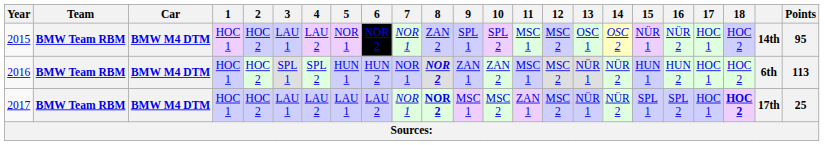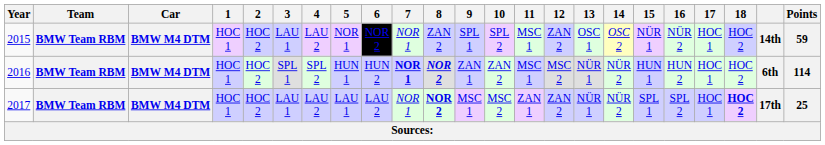(558, 39) MSC 2 -> (559, 39) ZAN 2
(801, 39) 95 -> (802, 39) 59
(407, 72) normal -> (408, 72) bold
(801, 72) 113 -> (802, 72) 114
(558, 104) MSC 2 -> (559, 104) ZAN 2
